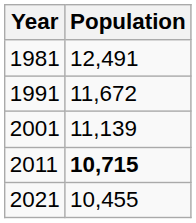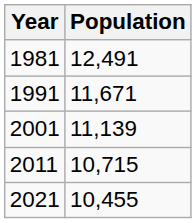(103, 93) 11,672 -> (103, 93) 11,671
(104, 164) bold -> (104, 164) normal
